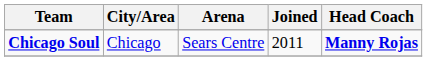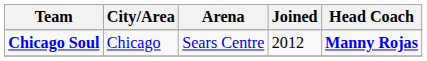(288, 42) 2011 -> (288, 42) 2012
